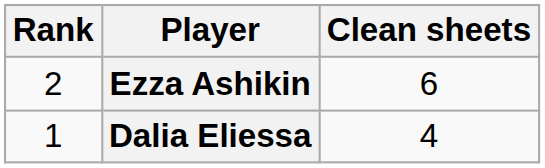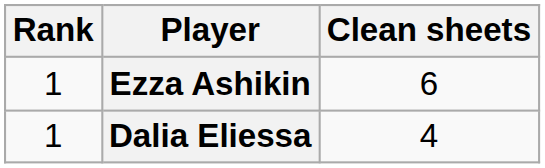(53, 83) 2 -> (53, 83) 1
